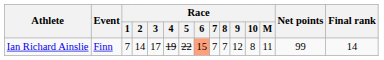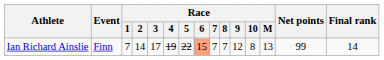(268, 47) 11 -> (268, 47) 13
